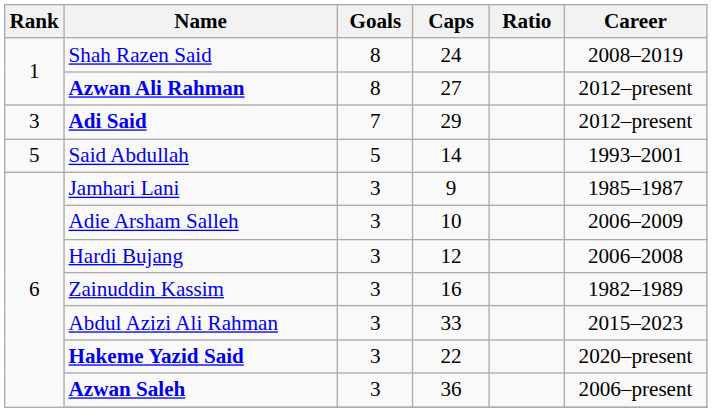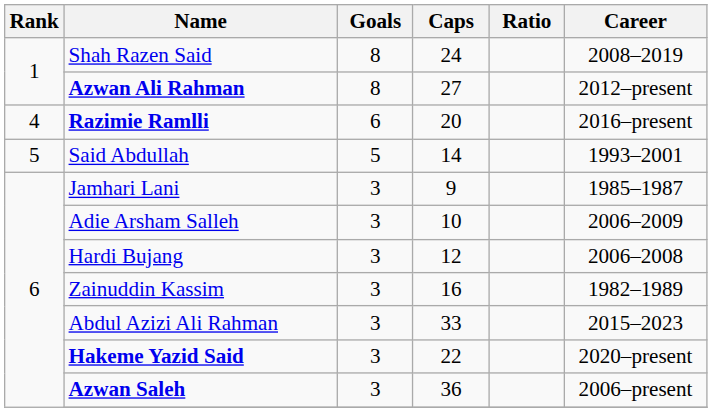- row: (108, 121)
+ row: (139, 121)
